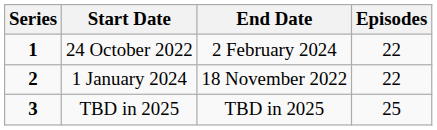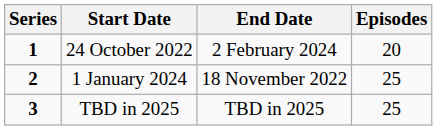(392, 49) 22 -> (392, 49) 20
(392, 79) 22 -> (392, 79) 25
